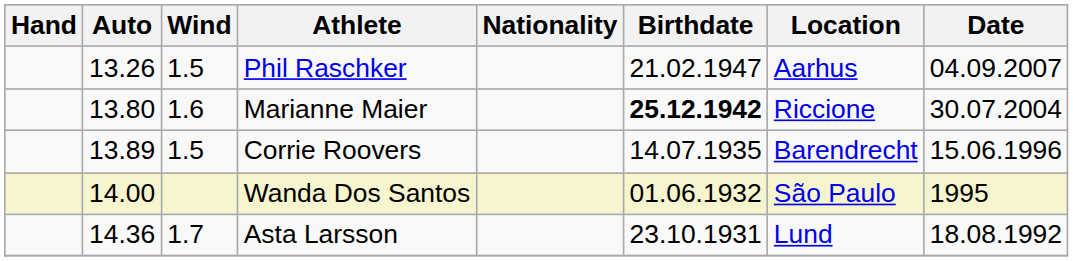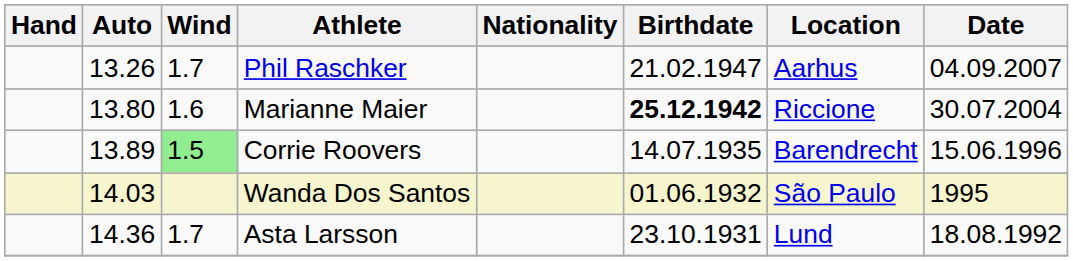(186, 67) 1.5 -> (186, 67) 1.7
(186, 151) no background -> (186, 151) lightgreen background
(122, 192) 14.00 -> (122, 192) 14.03
